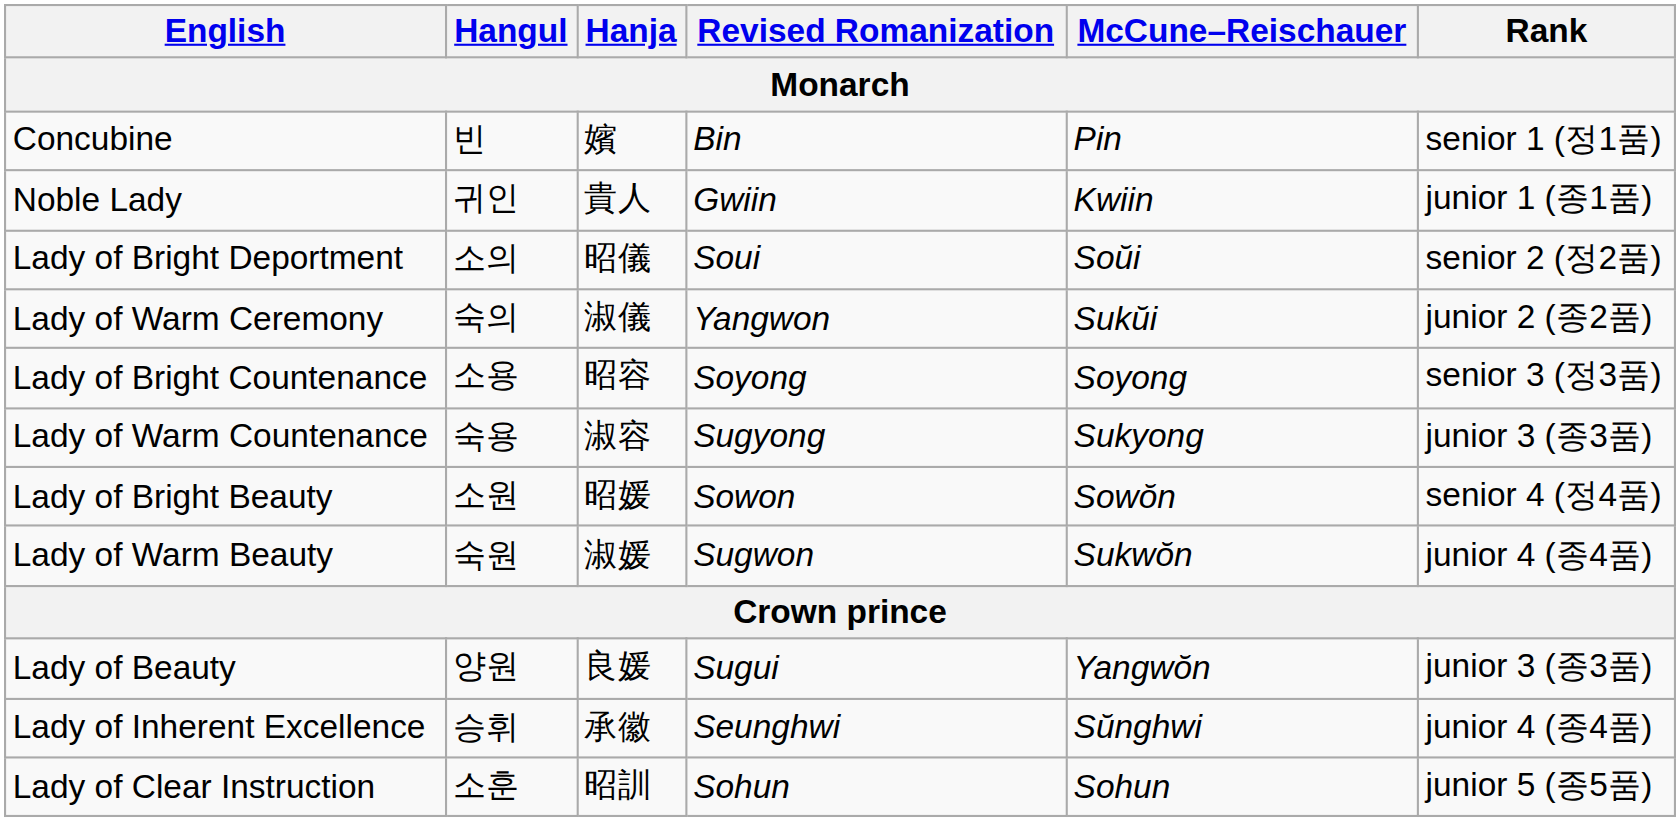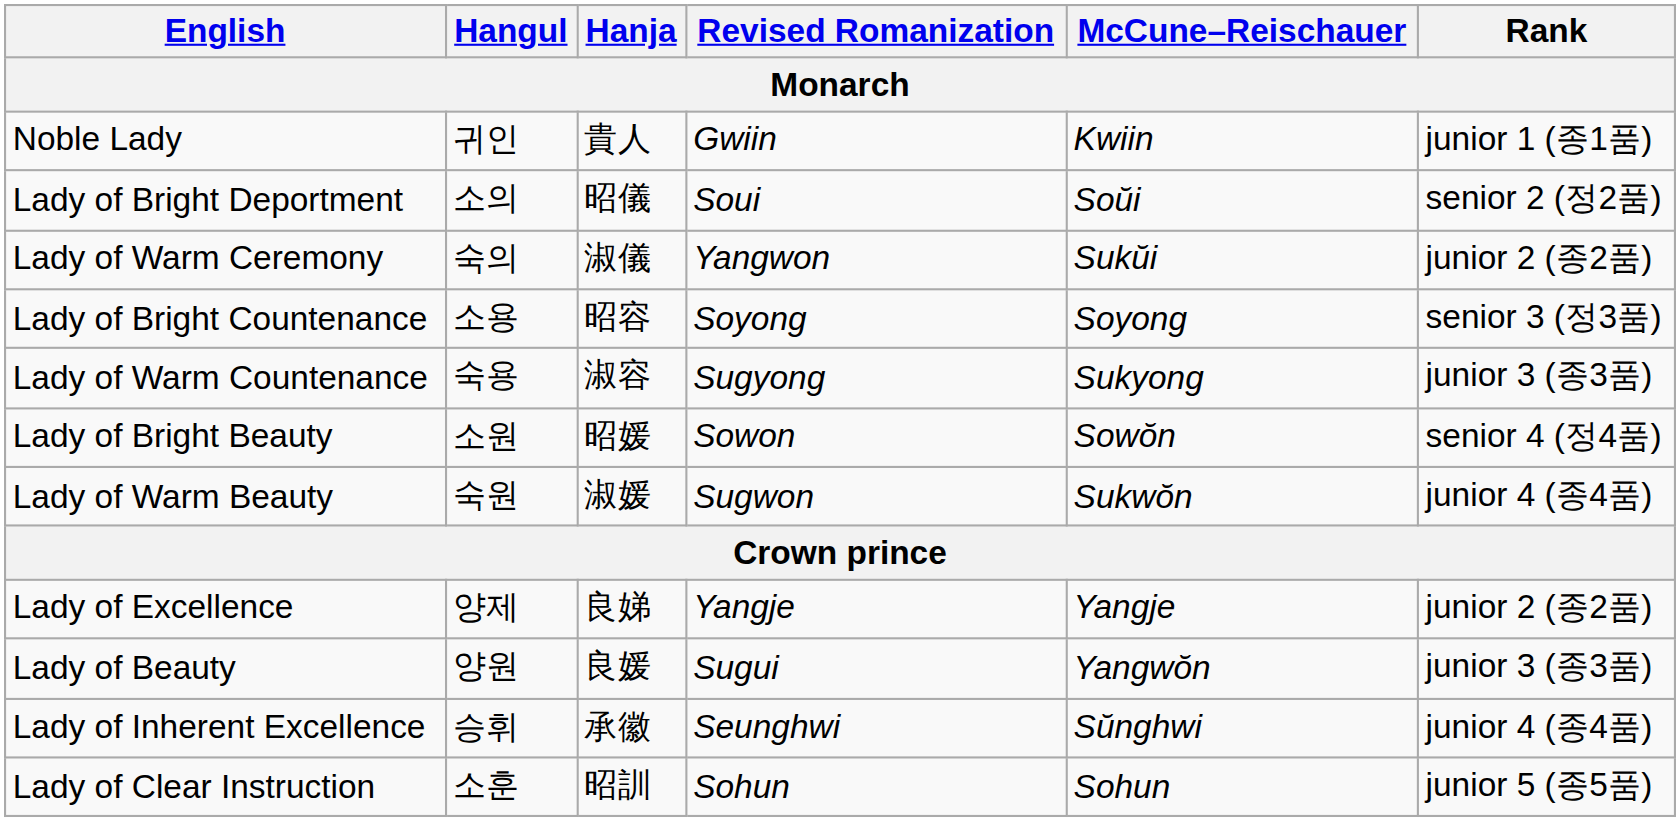- row: (93, 140)
+ row: (153, 608)
